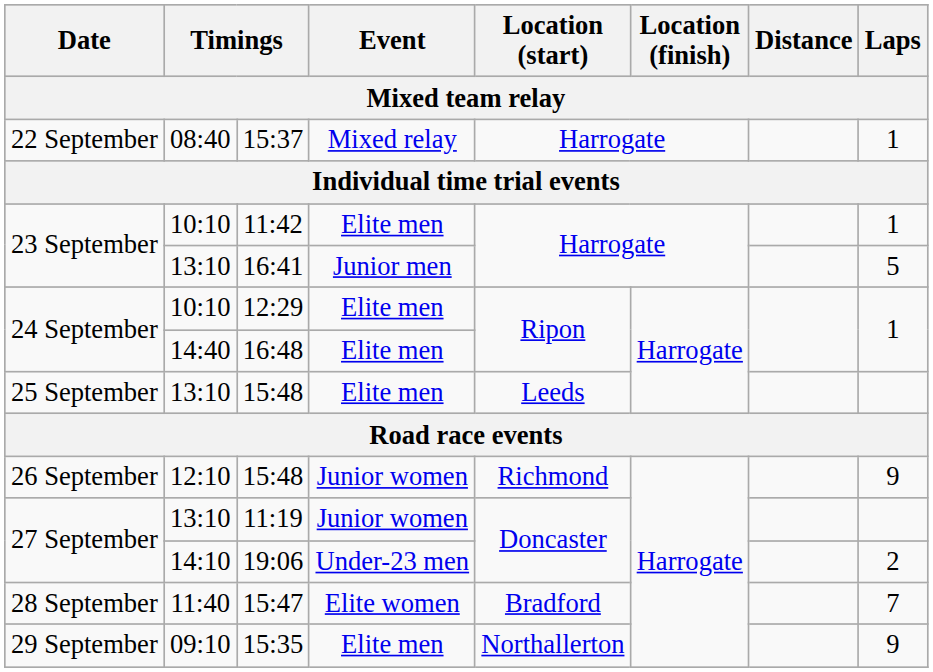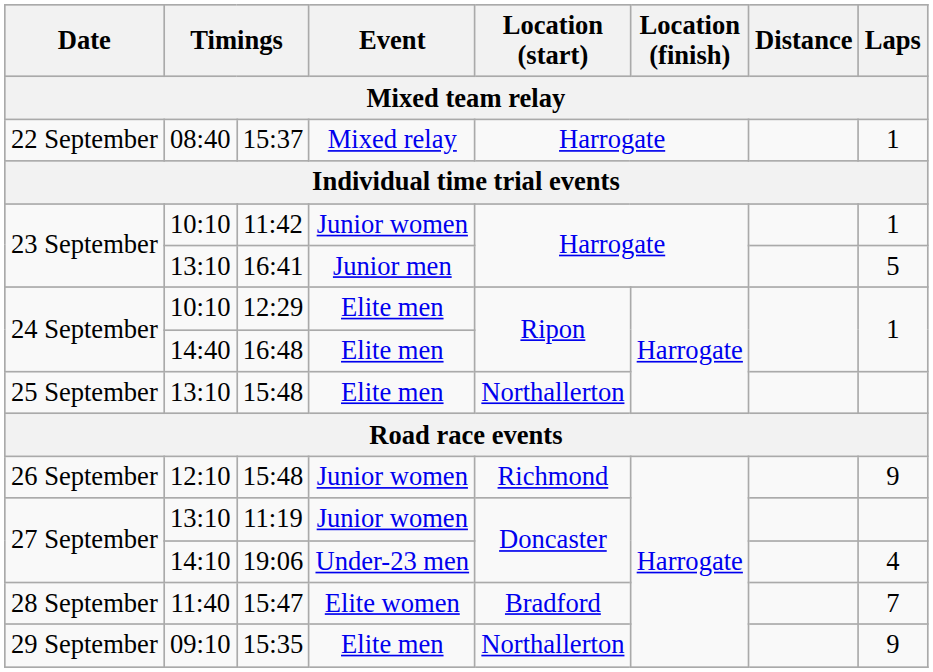(392, 223) Elite men -> (392, 223) Junior women
(553, 392) Leeds -> (553, 392) Northallerton
(893, 560) 2 -> (893, 560) 4
